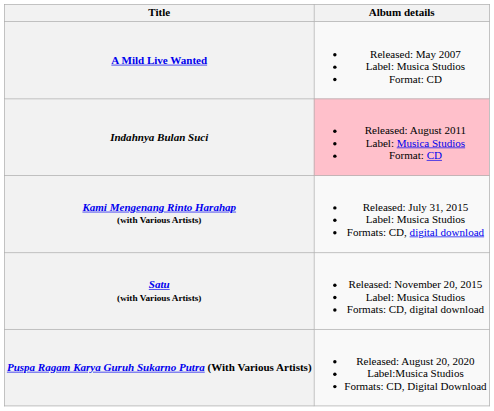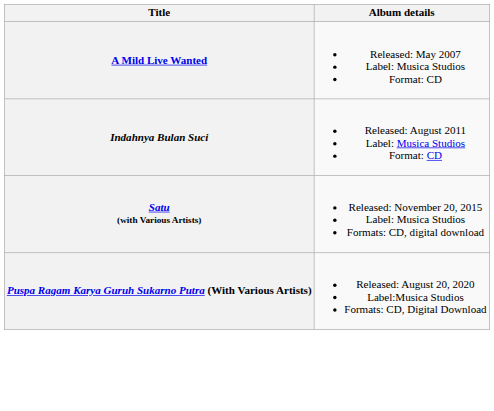(402, 143) pink background -> (402, 143) no background
- row: (159, 214)
